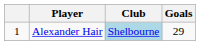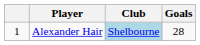(179, 31) 29 -> (179, 31) 28
